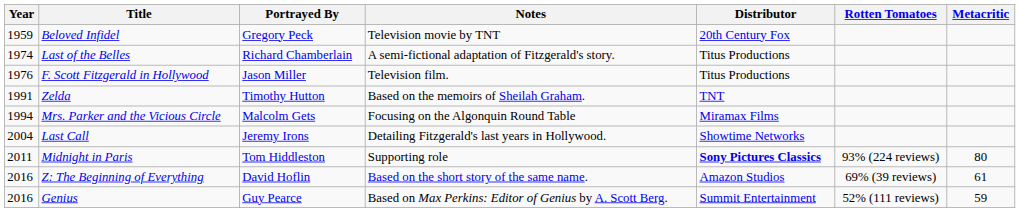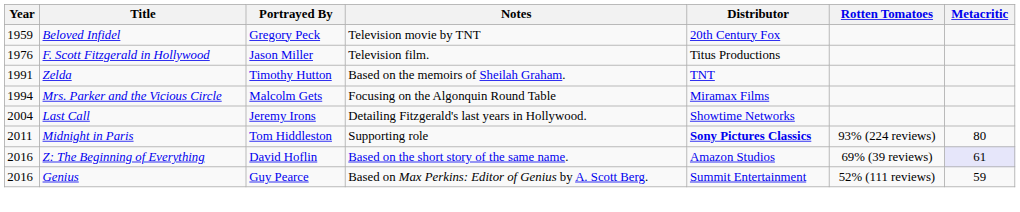- row: (86, 55)
(981, 177) no background -> (980, 156) lavender background
